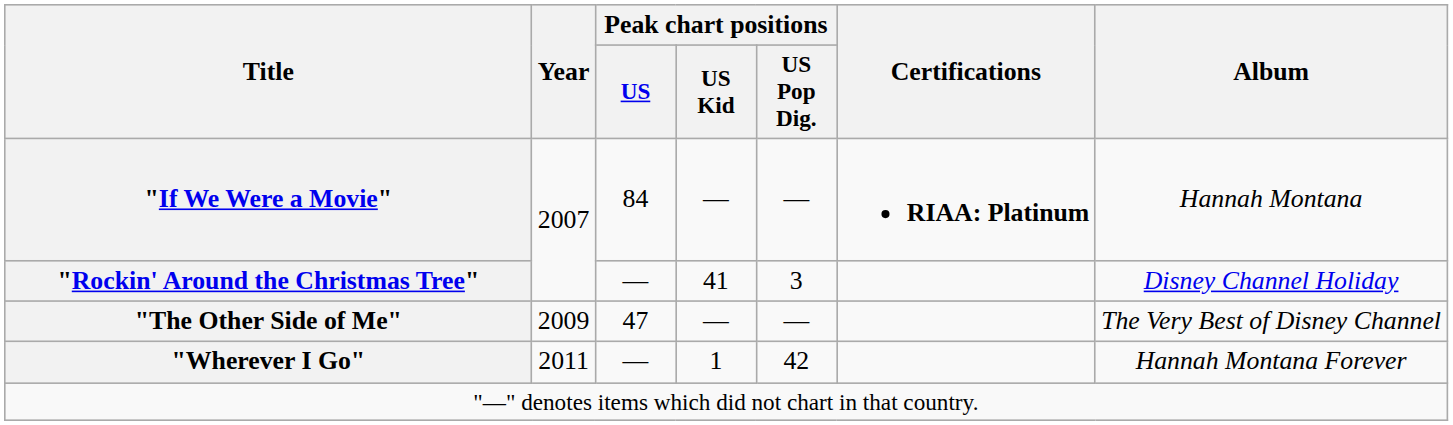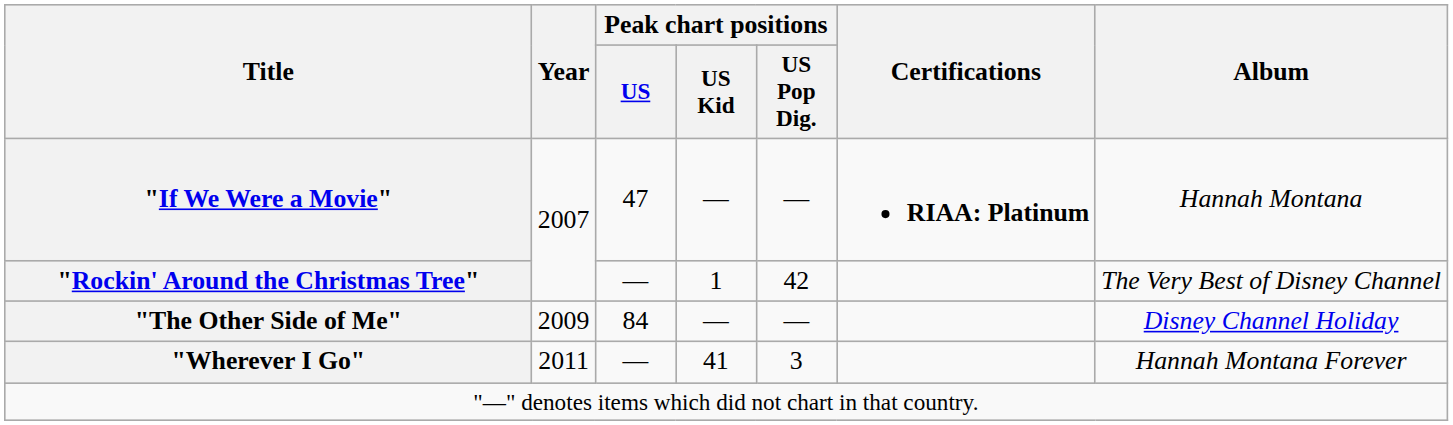(635, 199) 84 -> (635, 199) 47
(716, 280) 41 -> (716, 280) 1
(796, 280) 3 -> (796, 280) 42
(1271, 280) Disney Channel Holiday -> (1271, 280) The Very Best of Disney Channel
(635, 320) 47 -> (635, 320) 84
(1271, 320) The Very Best of Disney Channel -> (1271, 320) Disney Channel Holiday
(716, 361) 1 -> (716, 361) 41
(796, 361) 42 -> (796, 361) 3
